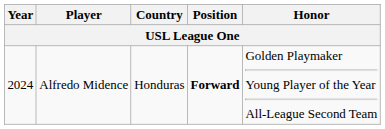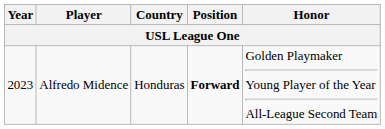(20, 85) 2024 -> (20, 85) 2023
